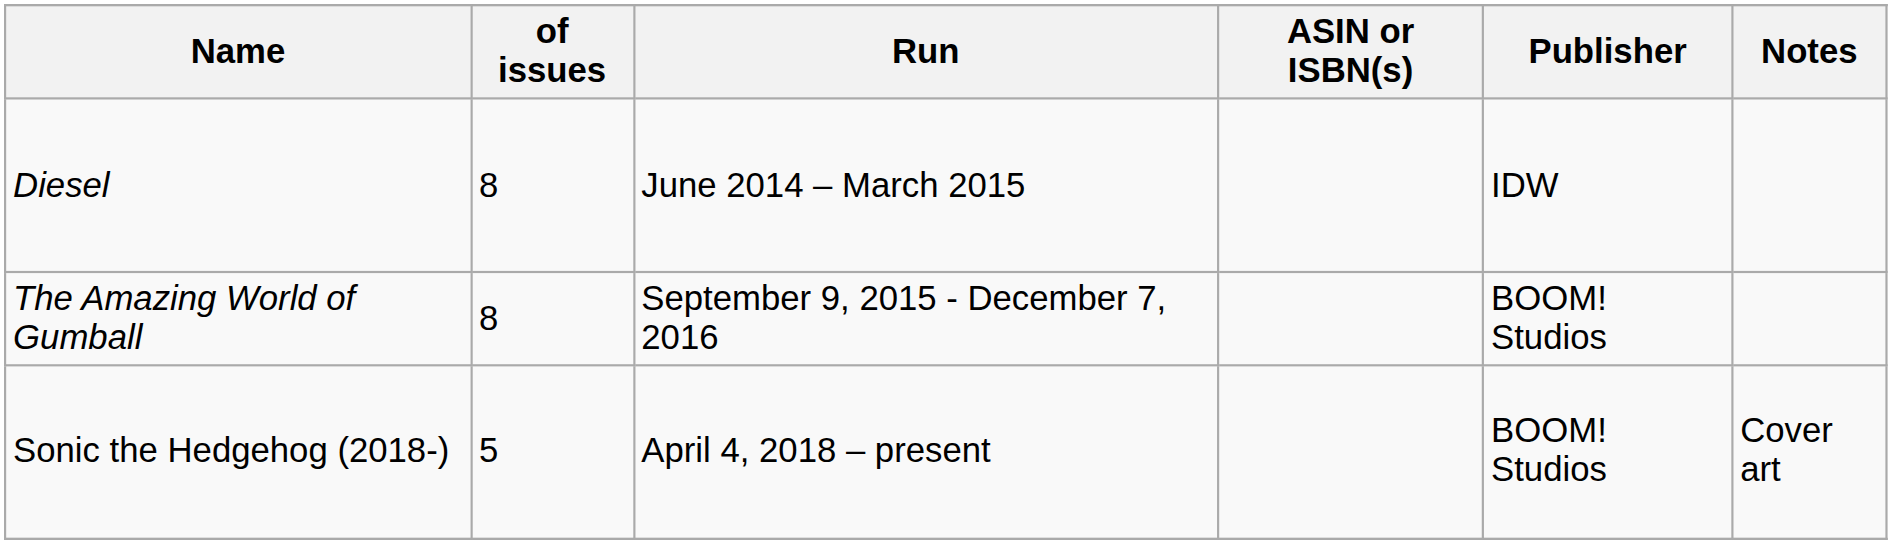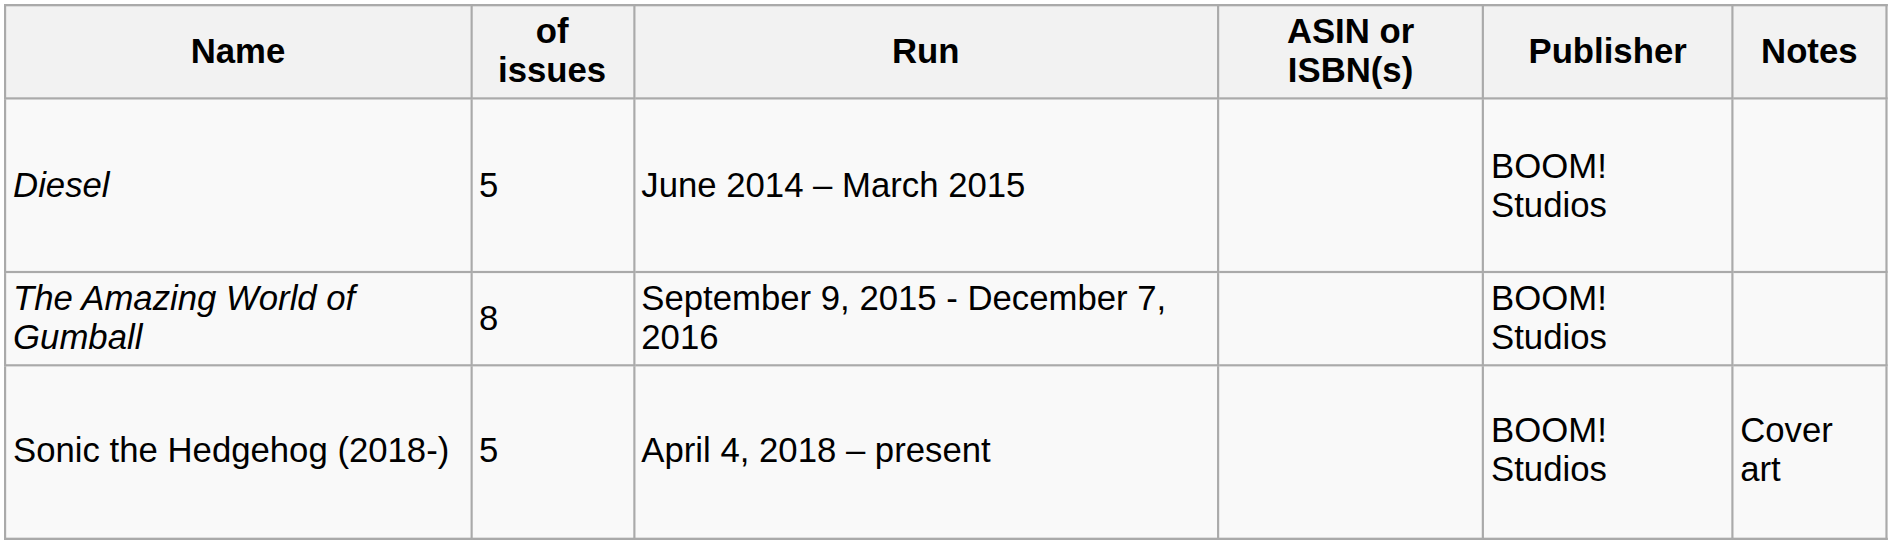(489, 184) 8 -> (489, 184) 5
(1525, 184) IDW -> (1549, 184) BOOM! Studios
